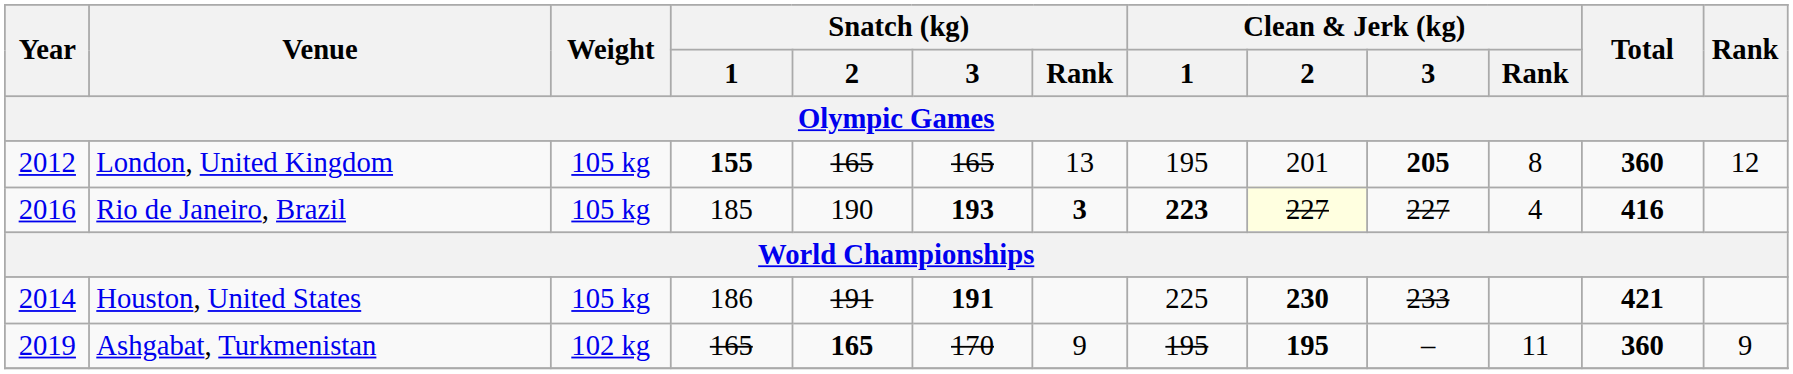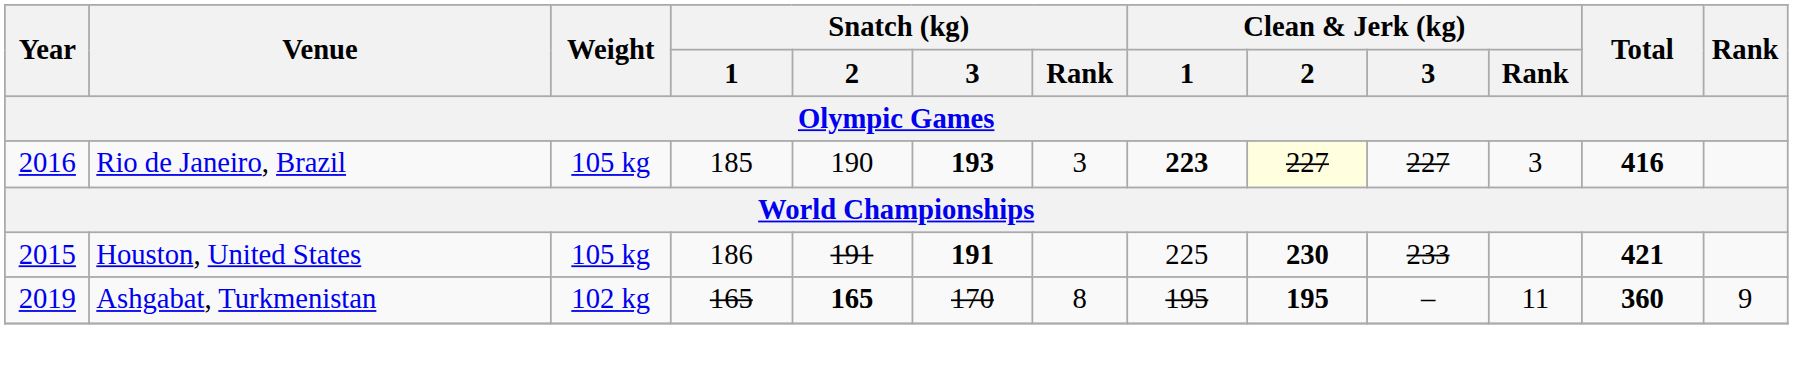- row: (245, 163)
(1080, 208) bold -> (1080, 163) normal
(1535, 208) 4 -> (1535, 163) 3
(47, 299) 2014 -> (47, 254) 2015
(1080, 345) 9 -> (1080, 299) 8
